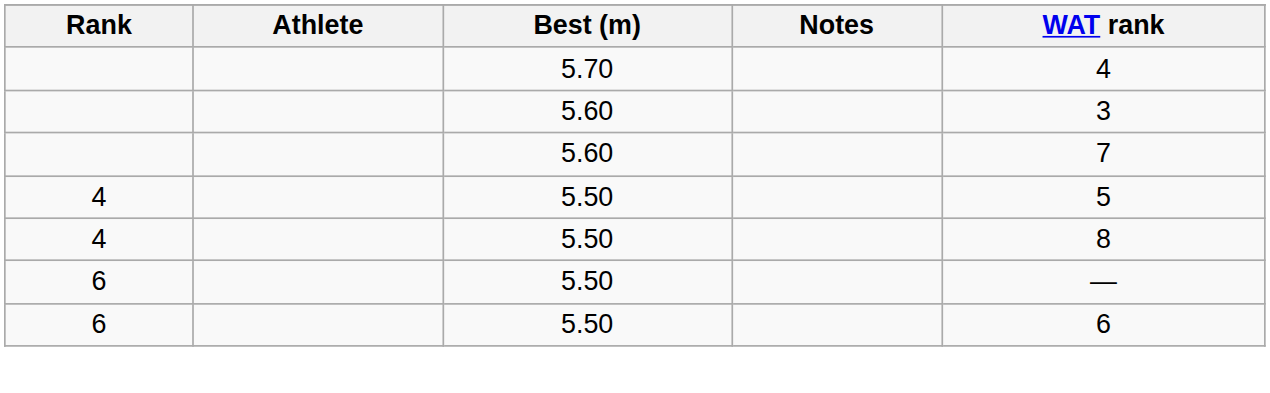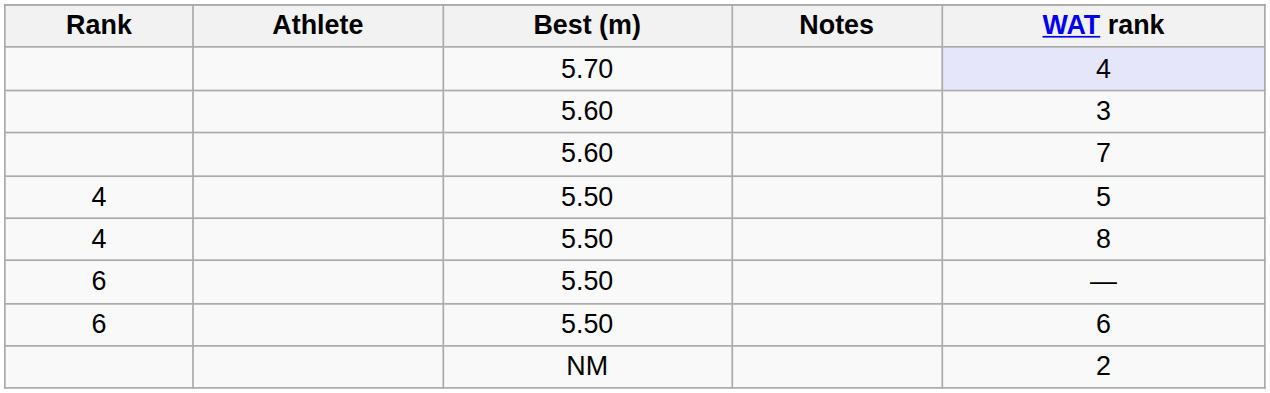(1104, 68) no background -> (1104, 68) lavender background
+ row: (99, 367)
